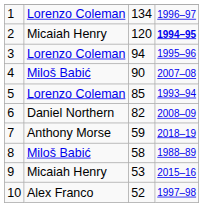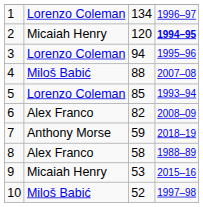(138, 73) 90 -> (138, 73) 88
(71, 113) Daniel Northern -> (60, 113) Alex Franco
(59, 152) Miloš Babić -> (60, 152) Alex Franco
(60, 192) Alex Franco -> (59, 192) Miloš Babić
